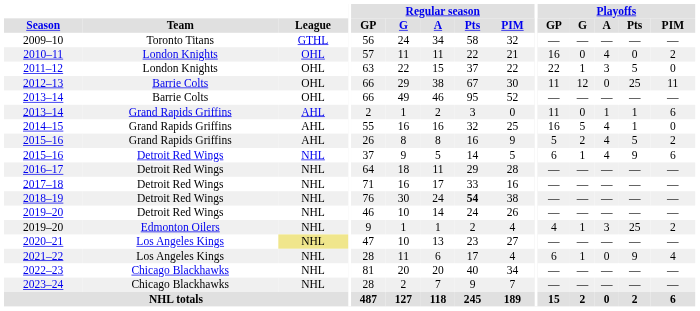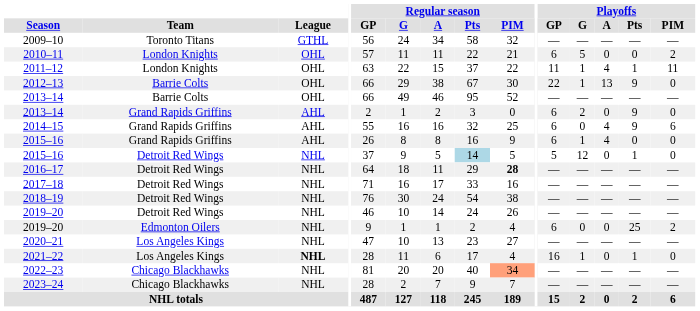(554, 54) 16 -> (554, 54) 6
(582, 54) 0 -> (582, 54) 5
(607, 54) 4 -> (607, 54) 0
(554, 68) 22 -> (554, 68) 11
(607, 68) 3 -> (607, 68) 4
(635, 68) 5 -> (635, 68) 1
(673, 68) 0 -> (673, 68) 11
(554, 83) 11 -> (554, 83) 22
(582, 83) 12 -> (582, 83) 1
(607, 83) 0 -> (607, 83) 13
(635, 83) 25 -> (635, 83) 9
(673, 83) 11 -> (673, 83) 0
(554, 112) 11 -> (554, 112) 6
(582, 112) 0 -> (582, 112) 2
(607, 112) 1 -> (607, 112) 0
(635, 112) 1 -> (635, 112) 9
(673, 112) 6 -> (673, 112) 0
(554, 126) 16 -> (554, 126) 6
(582, 126) 5 -> (582, 126) 0
(635, 126) 1 -> (635, 126) 9
(673, 126) 0 -> (673, 126) 6
(554, 140) 5 -> (554, 140) 6
(582, 140) 2 -> (582, 140) 1
(635, 140) 5 -> (635, 140) 0
(673, 140) 2 -> (673, 140) 0
(473, 155) no background -> (473, 155) lightblue background
(554, 155) 6 -> (554, 155) 5
(582, 155) 1 -> (582, 155) 12
(607, 155) 4 -> (607, 155) 0
(635, 155) 9 -> (635, 155) 1
(673, 155) 6 -> (673, 155) 0
(512, 169) normal -> (512, 169) bold
(473, 198) bold -> (473, 198) normal
(554, 227) 4 -> (554, 227) 6
(582, 227) 1 -> (582, 227) 0
(607, 227) 3 -> (607, 227) 0
(313, 241) khaki background -> (313, 241) no background
(313, 256) normal -> (313, 256) bold
(554, 256) 6 -> (554, 256) 16
(635, 256) 9 -> (635, 256) 1
(673, 256) 4 -> (673, 256) 0
(512, 270) no background -> (512, 270) lightsalmon background
